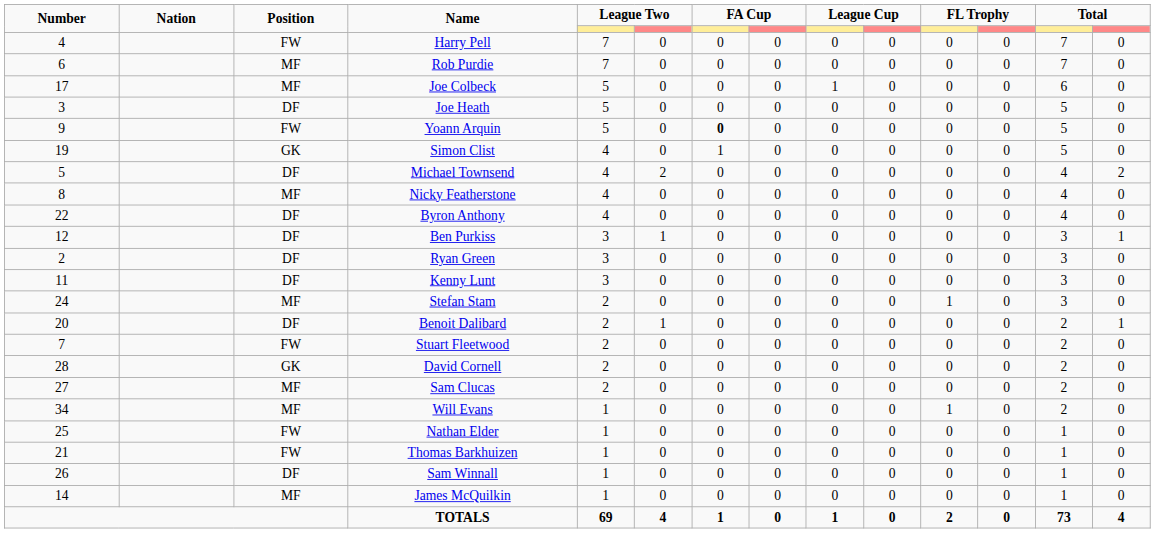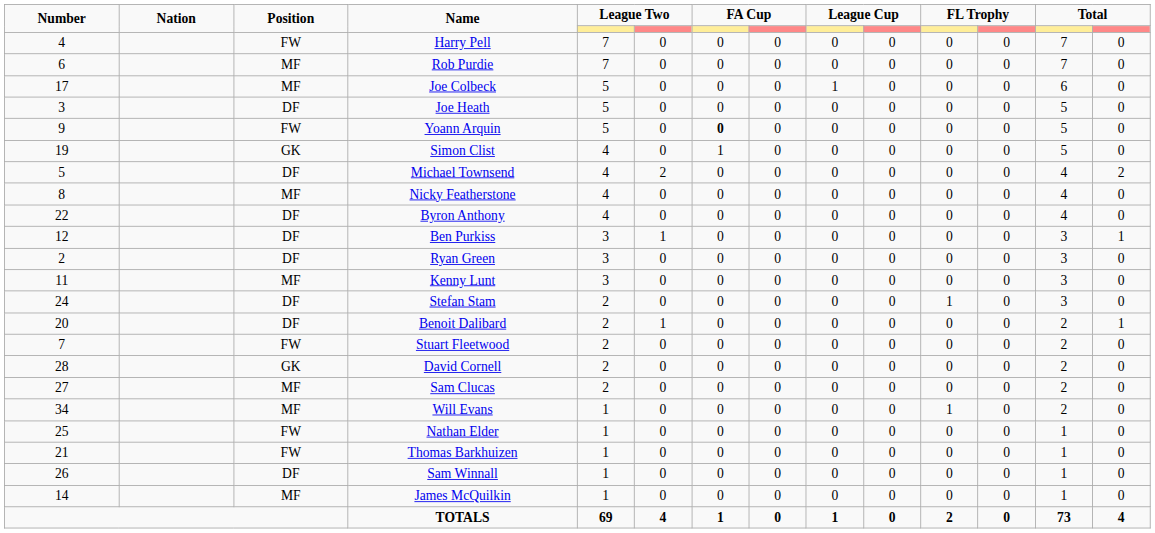(291, 280) DF -> (291, 280) MF
(291, 301) MF -> (291, 301) DF
